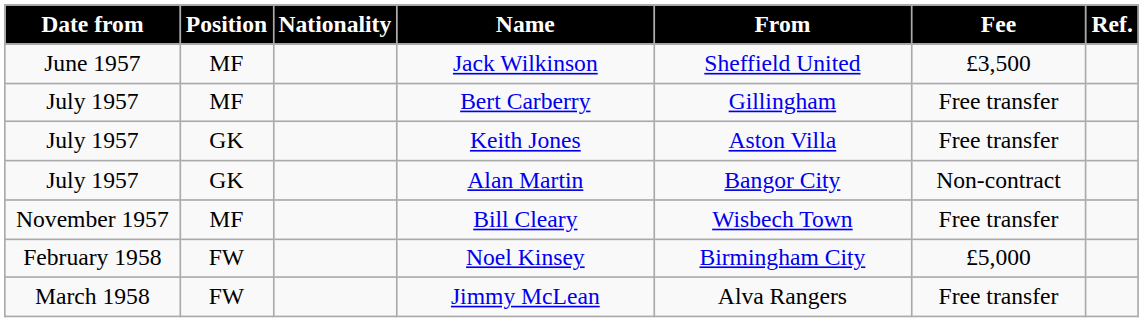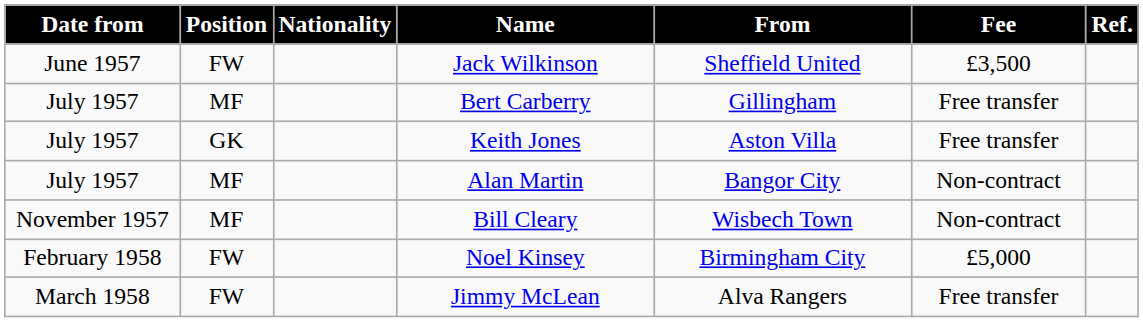(226, 63) MF -> (226, 63) FW
(226, 180) GK -> (226, 180) MF
(998, 219) Free transfer -> (998, 219) Non-contract
